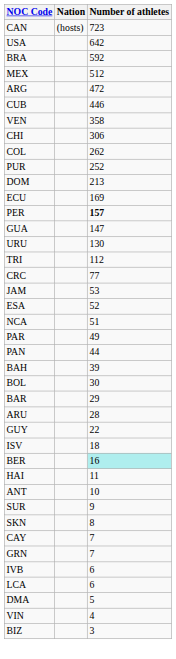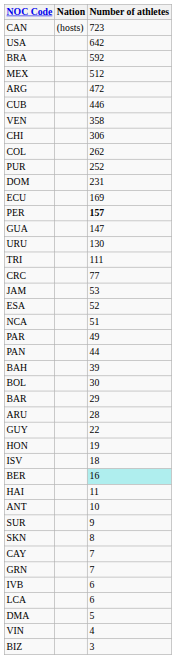(97, 182) 213 -> (97, 182) 231
(97, 259) 112 -> (97, 259) 111
+ row: (17, 445)
